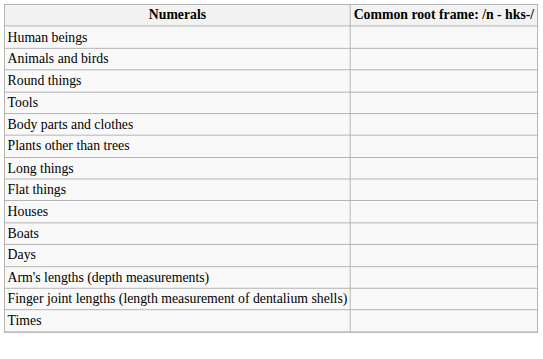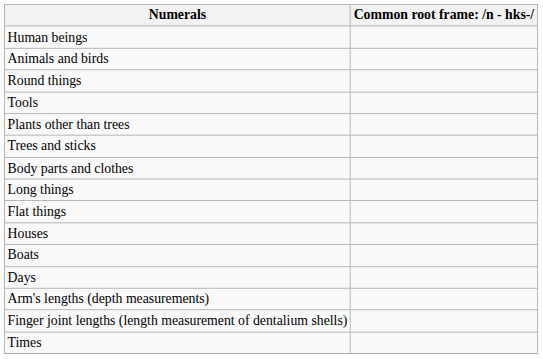rows swapped: (69, 146) <-> (70, 124)
+ row: (52, 146)
